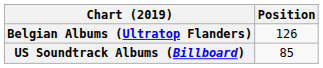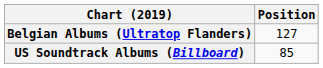(287, 34) 126 -> (287, 34) 127
